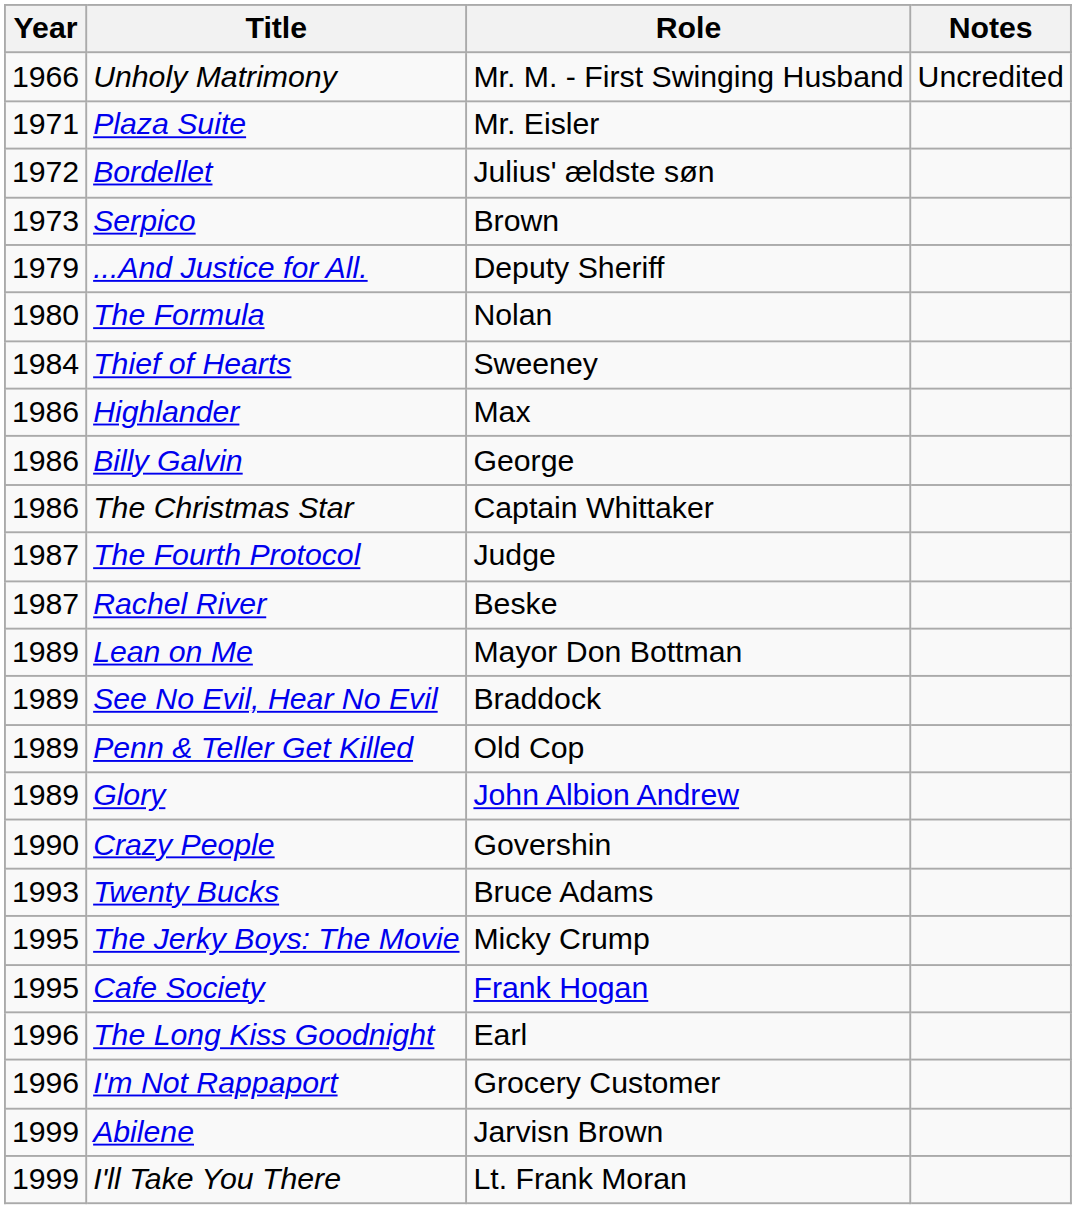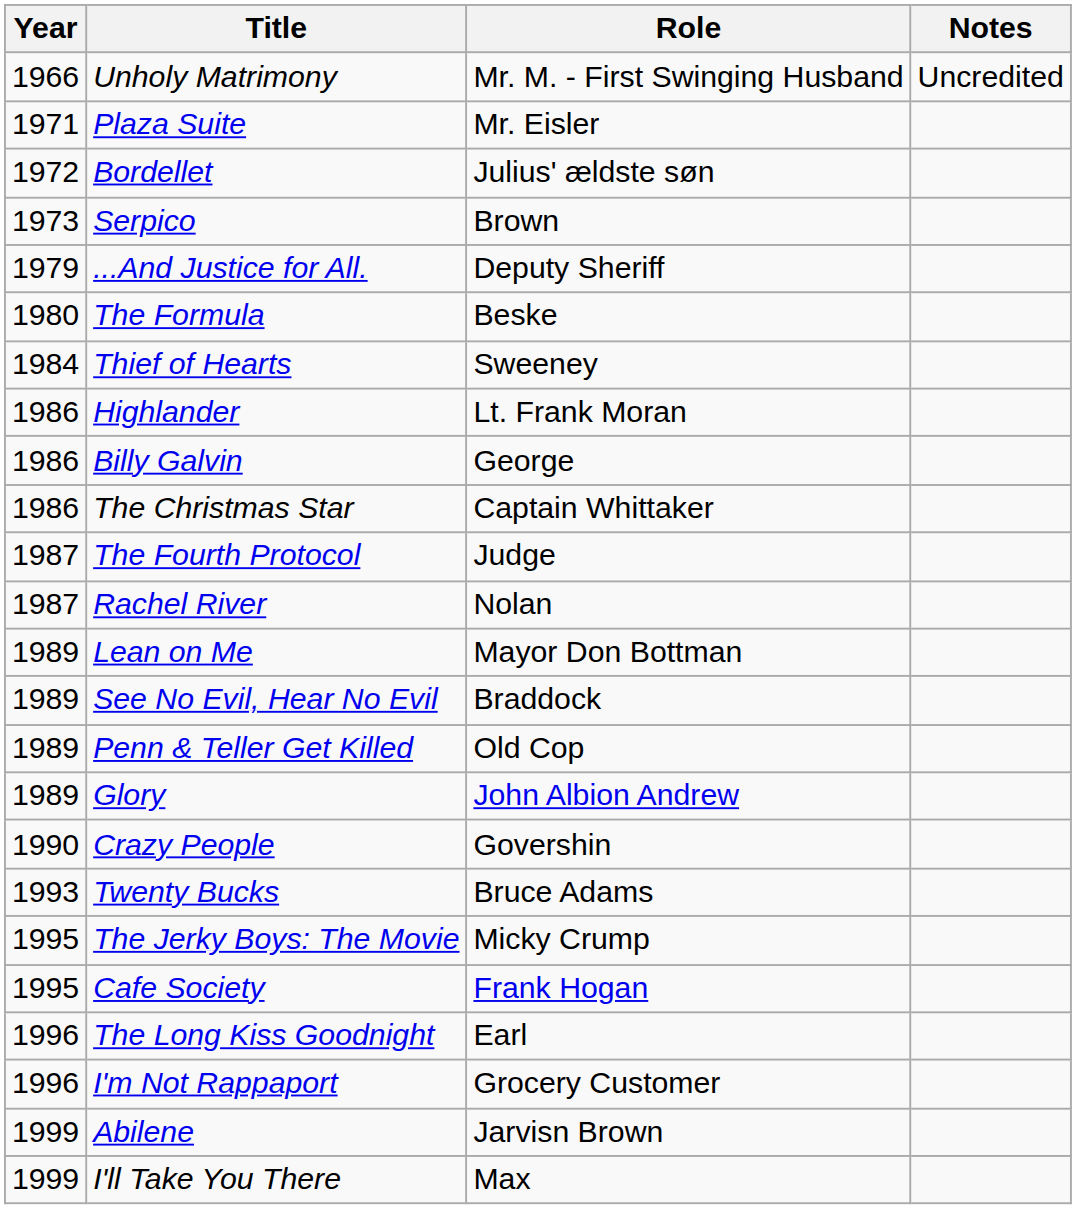(513, 316) Nolan -> (515, 316) Beske
(502, 412) Max -> (580, 412) Lt. Frank Moran
(515, 603) Beske -> (513, 603) Nolan
(580, 1179) Lt. Frank Moran -> (502, 1179) Max
